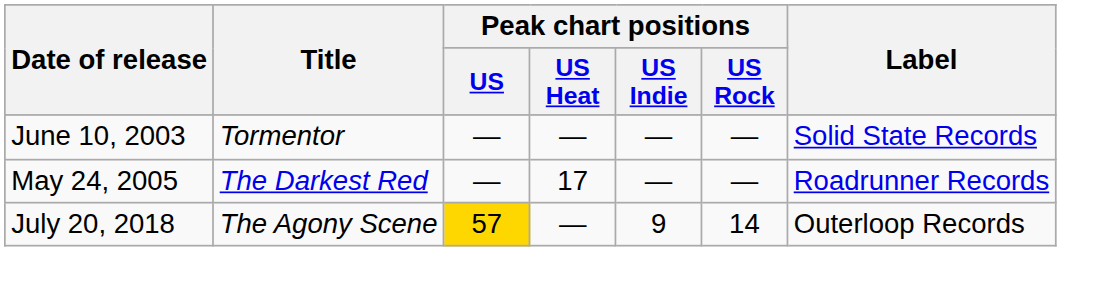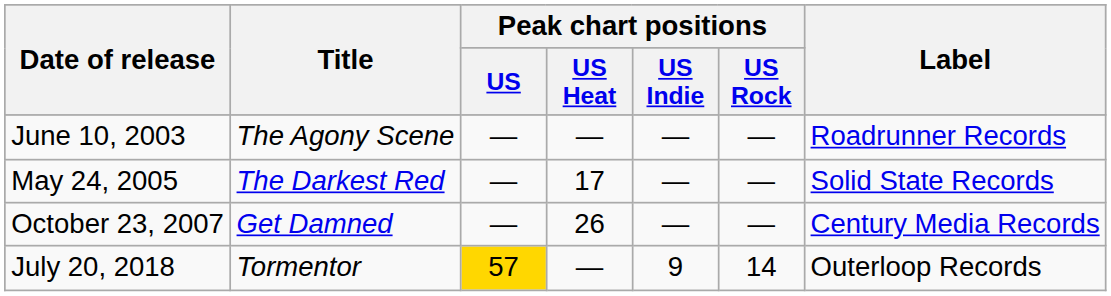(282, 136) Tormentor -> (345, 136) The Agony Scene
(915, 136) Solid State Records -> (938, 136) Roadrunner Records
(921, 180) Roadrunner Records -> (932, 180) Solid State Records
+ row: (118, 223)
(329, 223) The Agony Scene -> (299, 267) Tormentor
